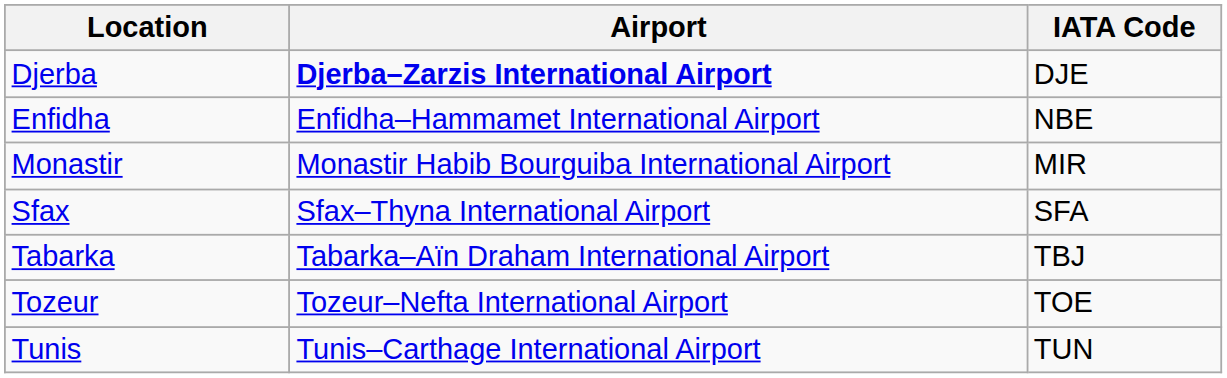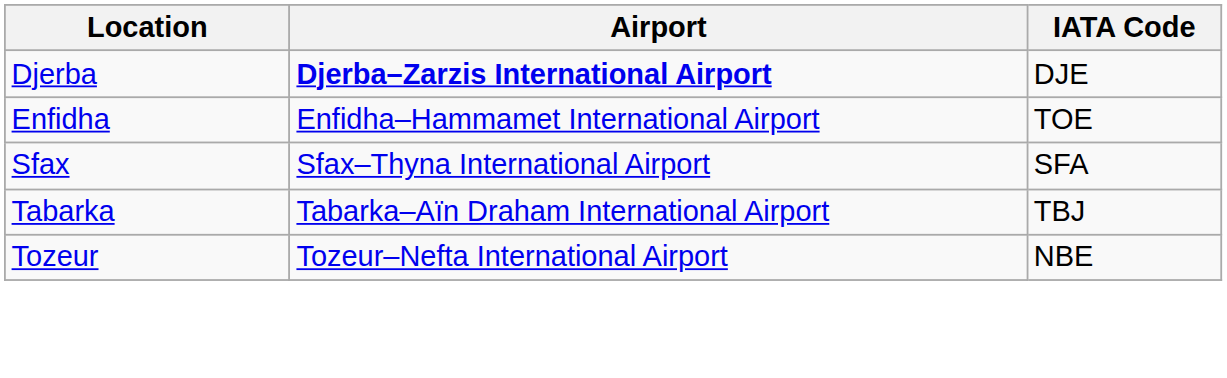(1064, 119) NBE -> (1063, 119) TOE
- row: (67, 165)
(1063, 303) TOE -> (1064, 257) NBE
- row: (46, 348)
